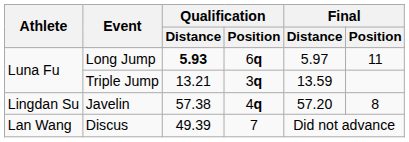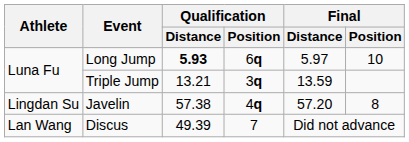(375, 59) 11 -> (375, 59) 10
